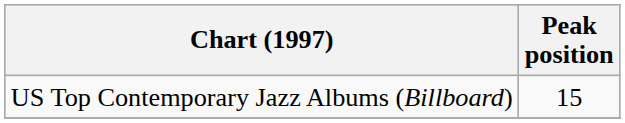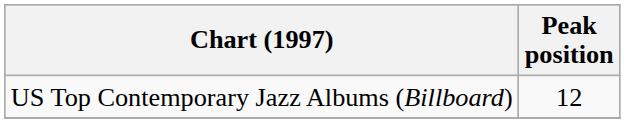(569, 96) 15 -> (569, 96) 12
